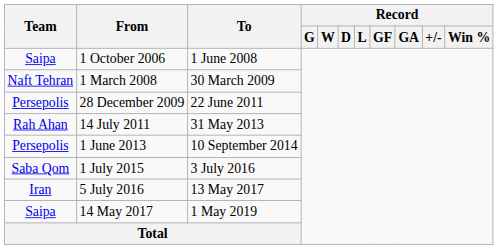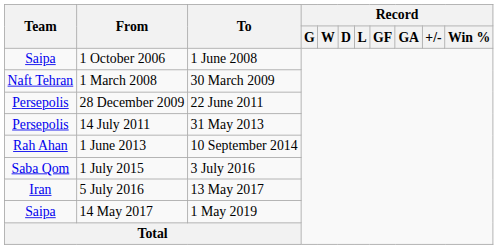(40, 124) Rah Ahan -> (40, 124) Persepolis
(40, 146) Persepolis -> (40, 146) Rah Ahan
